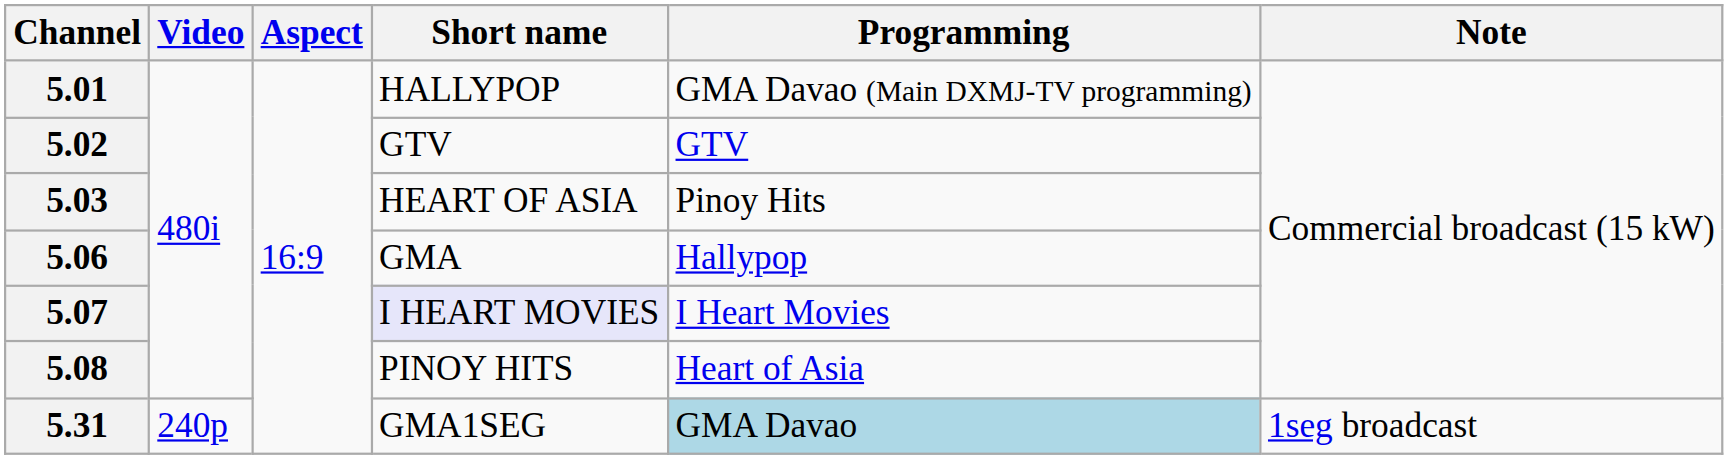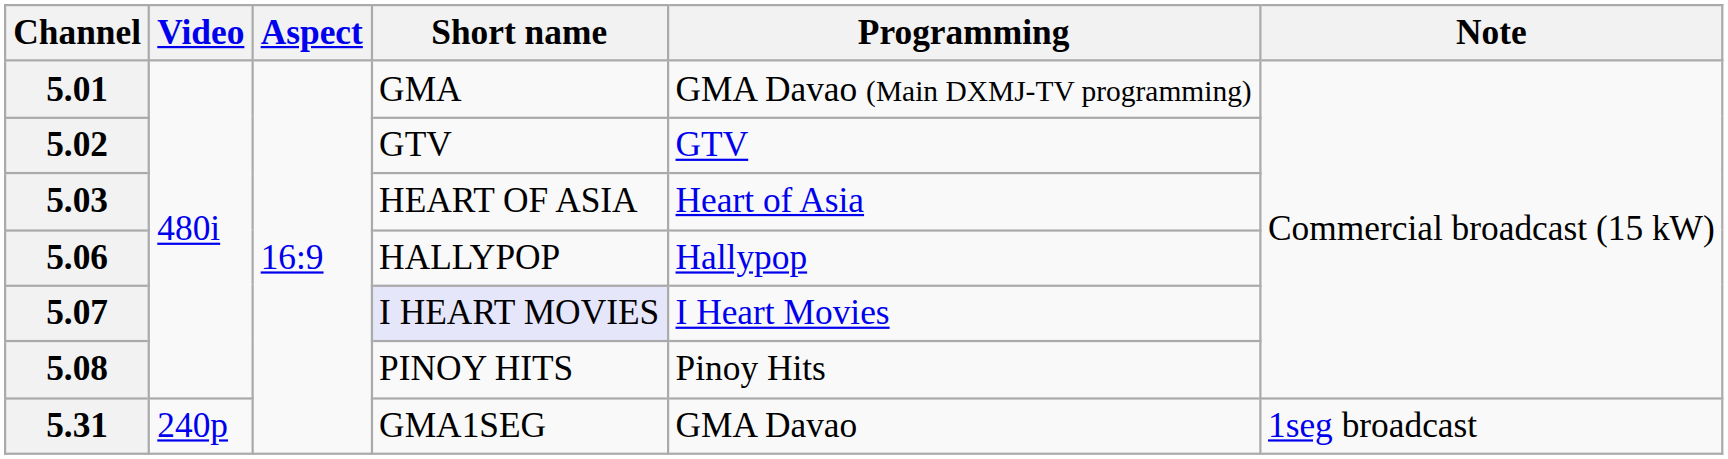(470, 88) HALLYPOP -> (420, 88) GMA
(751, 200) Pinoy Hits -> (770, 200) Heart of Asia
(420, 256) GMA -> (470, 256) HALLYPOP
(770, 369) Heart of Asia -> (751, 369) Pinoy Hits
(766, 425) lightblue background -> (766, 425) no background
